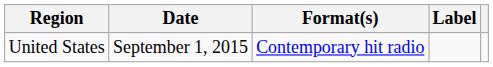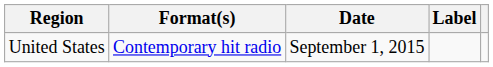columns swapped: (180, 18) <-> (340, 18)
